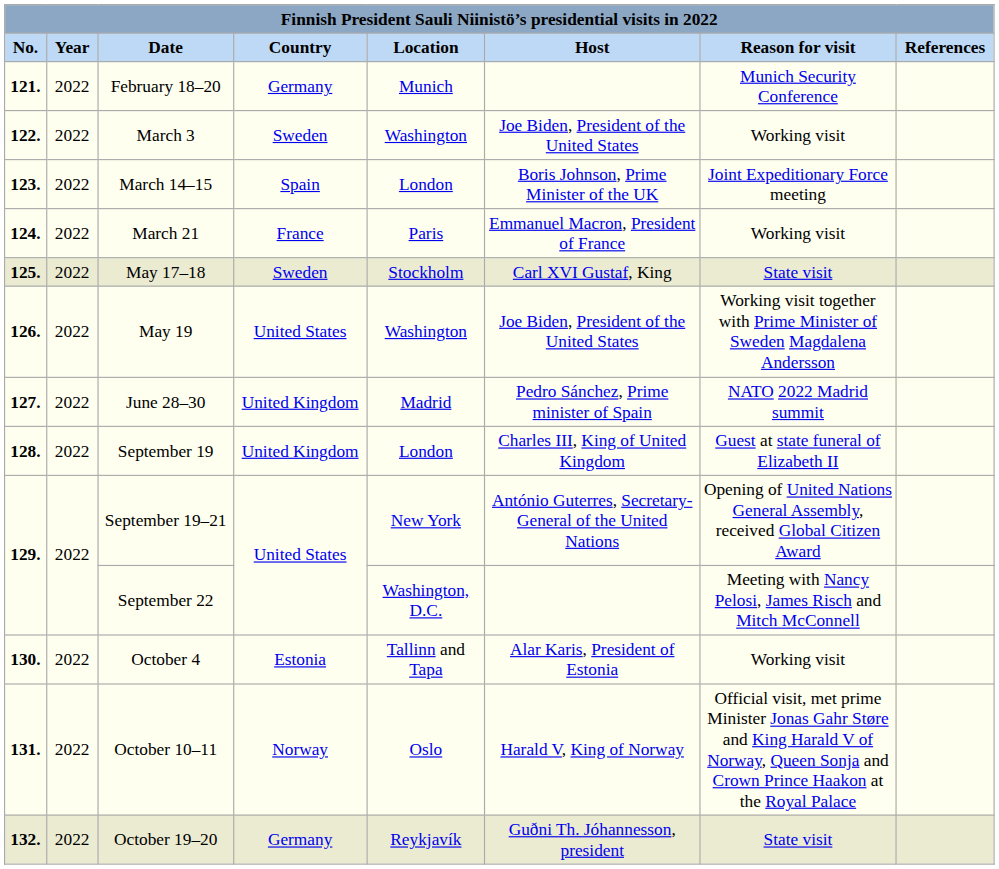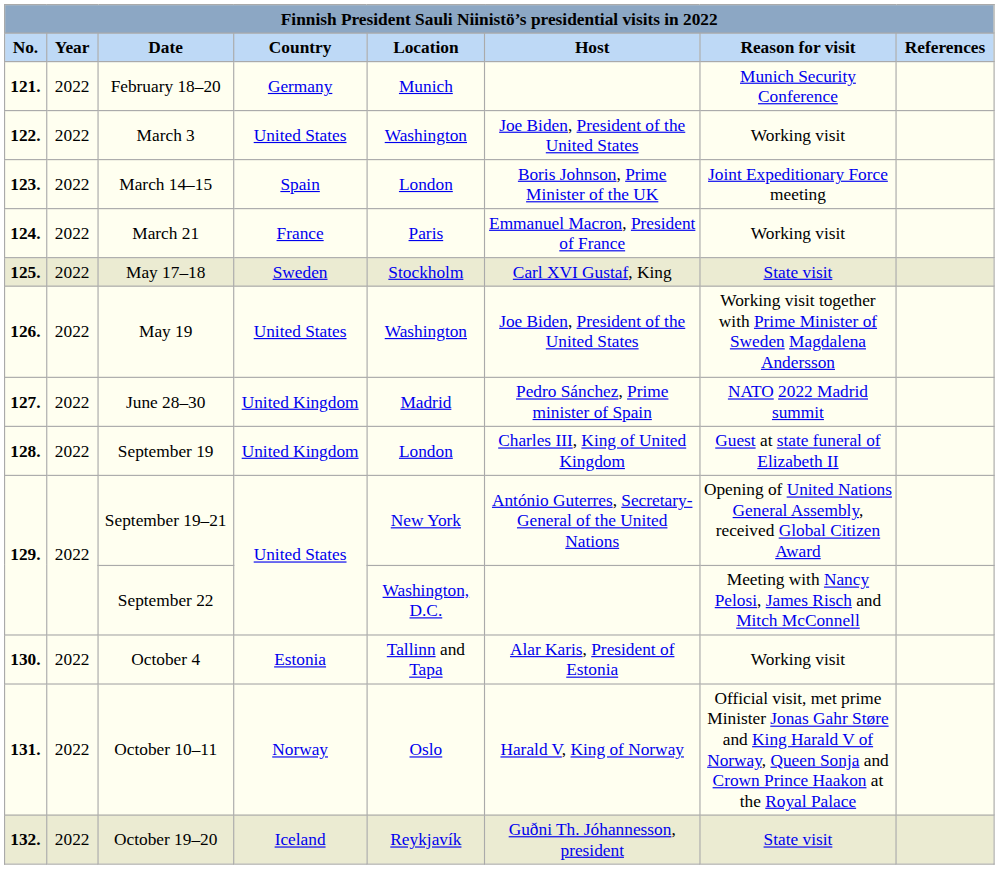(300, 135) Sweden -> (300, 135) United States
(300, 839) Germany -> (300, 839) Iceland
